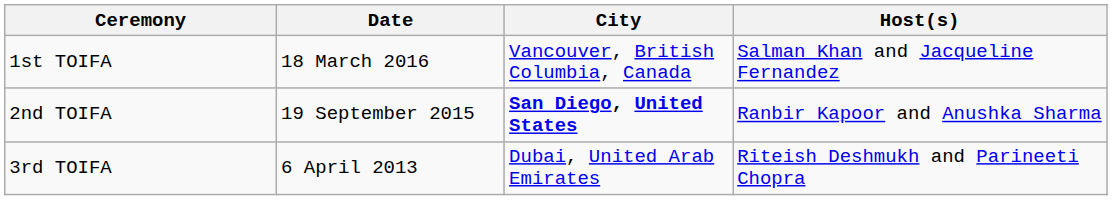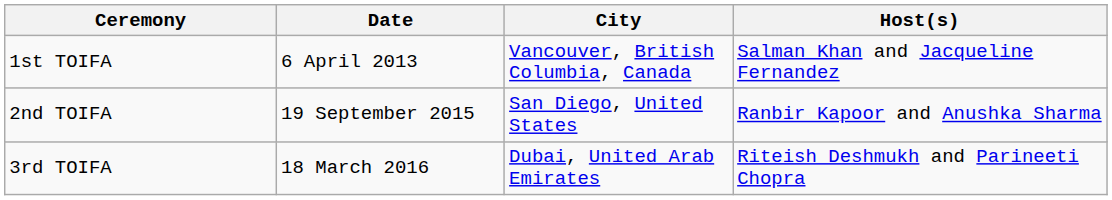(355, 62) 18 March 2016 -> (349, 62) 6 April 2013
(606, 115) bold -> (606, 115) normal
(349, 168) 6 April 2013 -> (355, 168) 18 March 2016
